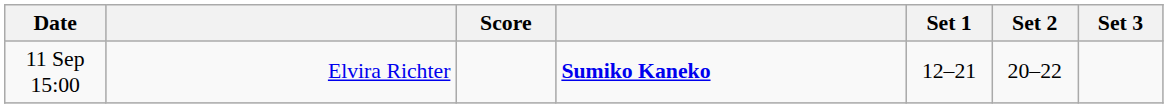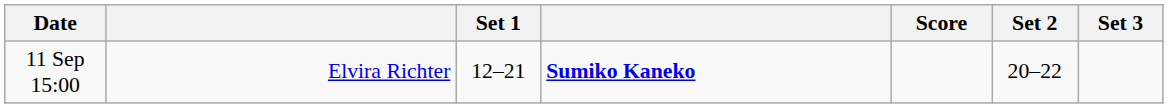columns swapped: (506, 22) <-> (949, 22)
